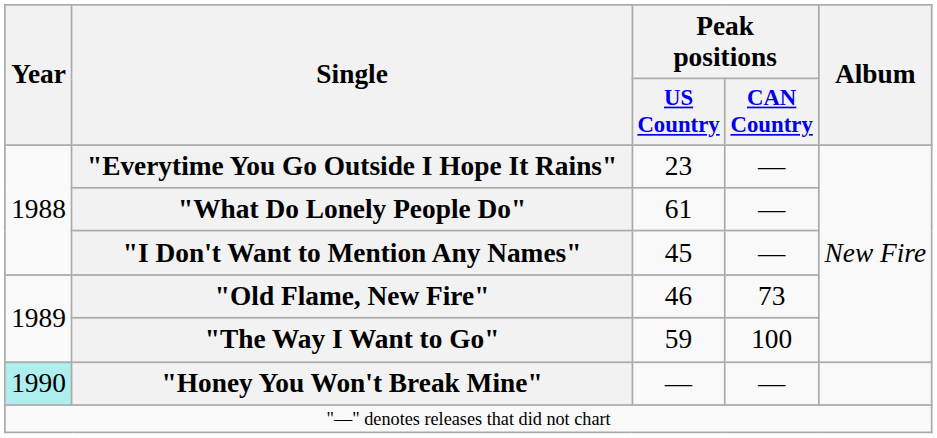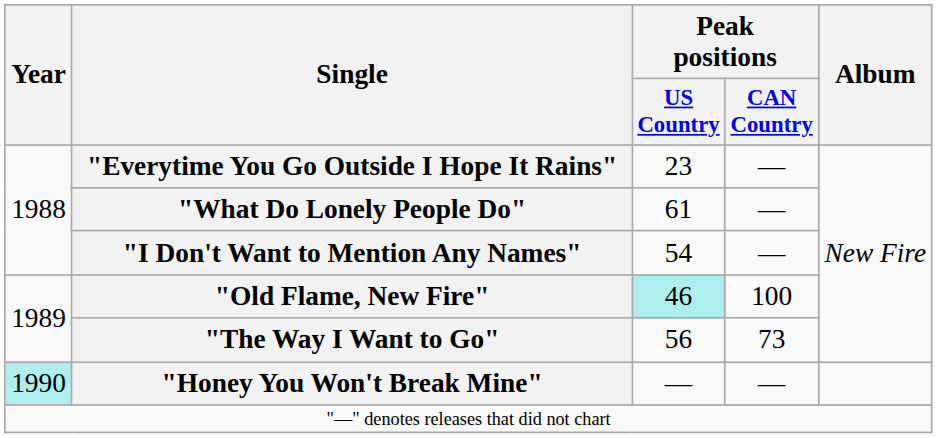(679, 252) 45 -> (679, 252) 54
(679, 296) no background -> (679, 296) paleturquoise background
(772, 296) 73 -> (772, 296) 100
(679, 339) 59 -> (679, 339) 56
(772, 339) 100 -> (772, 339) 73
